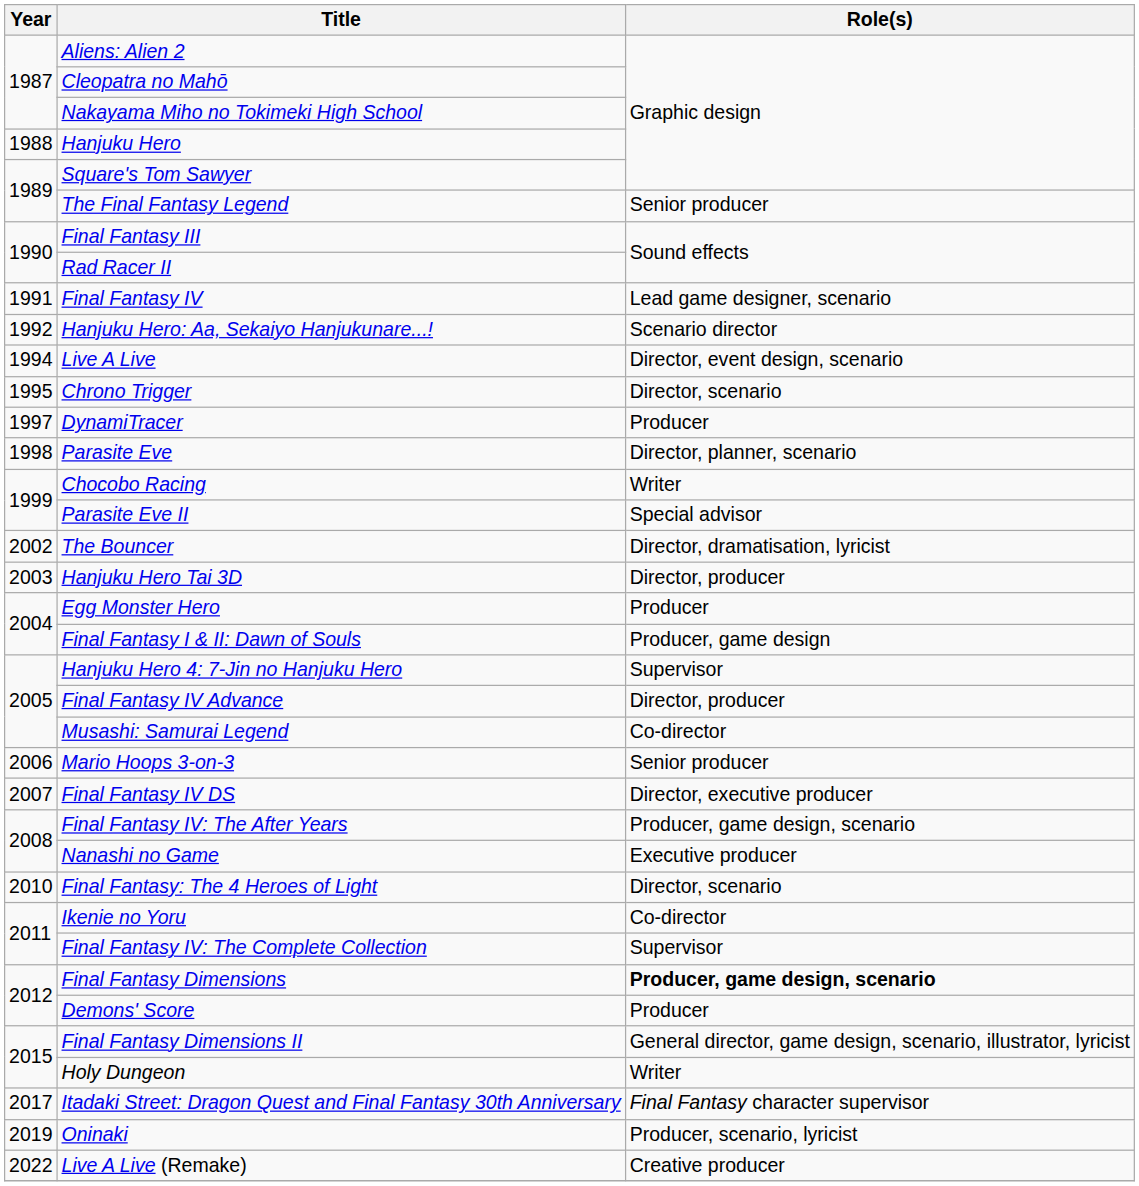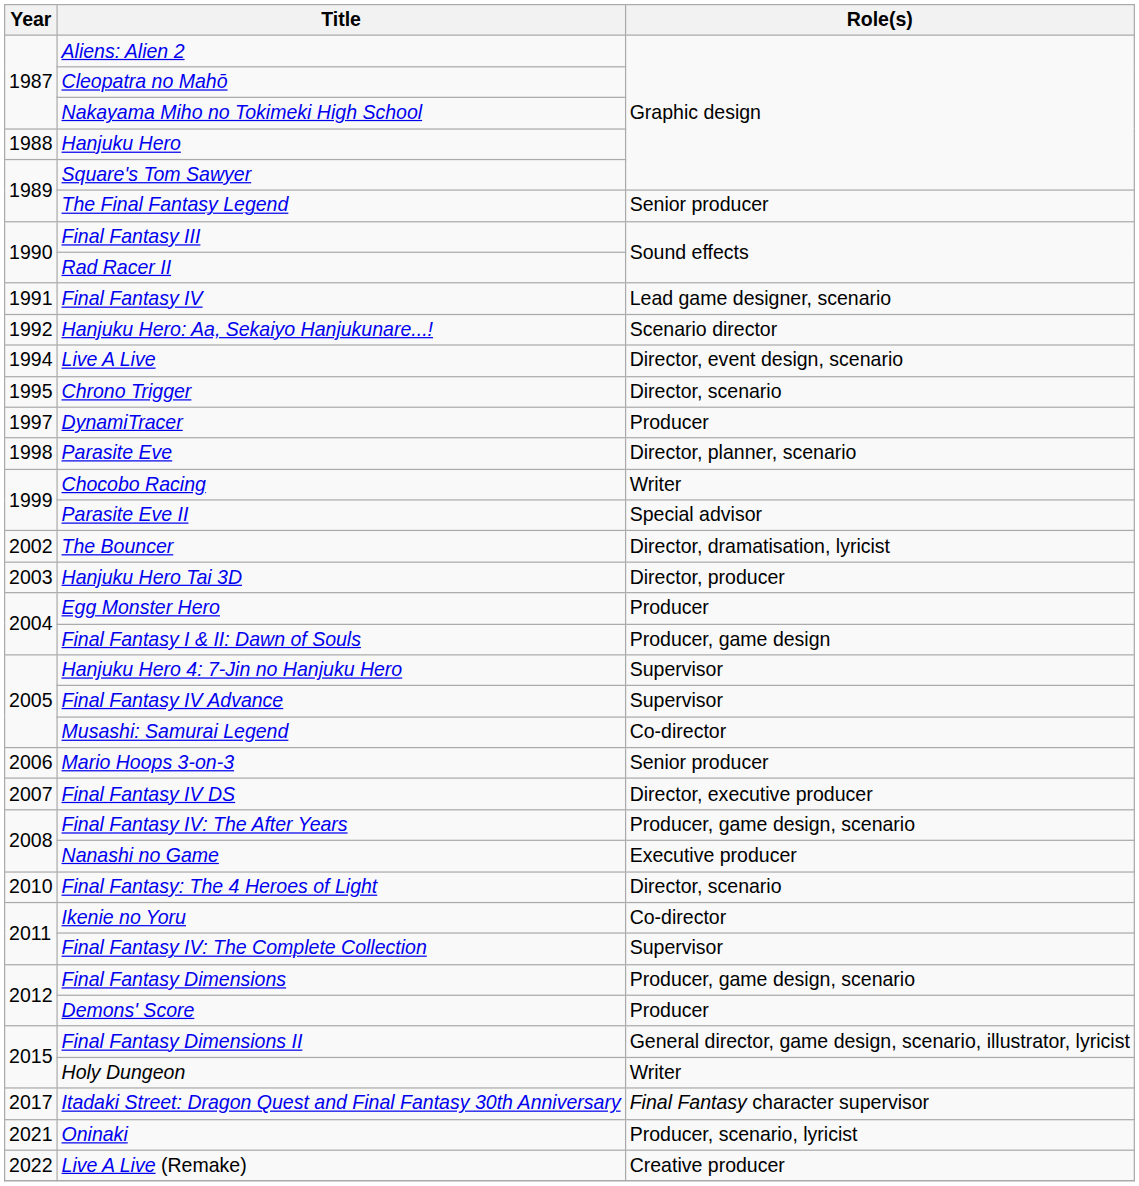(707, 701) Director, producer -> (676, 701) Supervisor
(783, 979) bold -> (772, 979) normal
(31, 1134) 2019 -> (31, 1134) 2021
